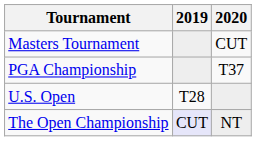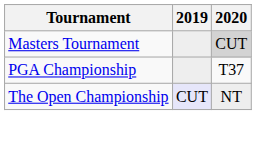(231, 44) no background -> (231, 44) lightgrey background
- row: (42, 96)
